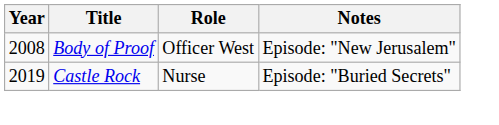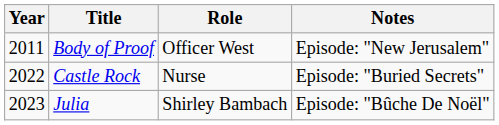(27, 47) 2008 -> (26, 47) 2011
(27, 76) 2019 -> (27, 76) 2022
+ row: (71, 104)
